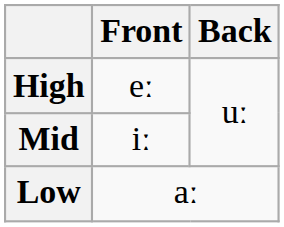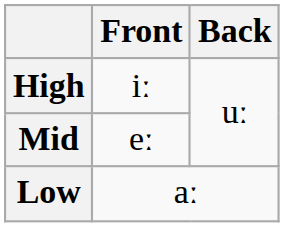(141, 85) eː -> (141, 85) iː
(141, 138) iː -> (141, 138) eː
